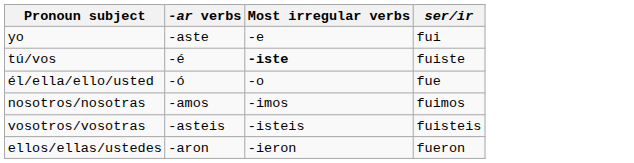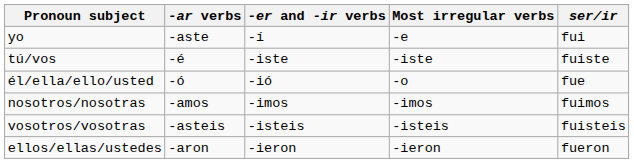+ column: (317, 16)
(268, 60) bold -> (412, 60) normal
